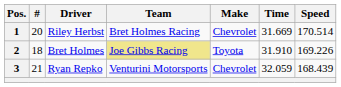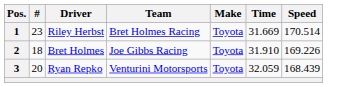(37, 32) 20 -> (37, 32) 23
(235, 32) Chevrolet -> (228, 32) Toyota
(148, 50) khaki background -> (148, 50) no background
(37, 68) 21 -> (37, 68) 20
(235, 68) Chevrolet -> (228, 68) Toyota
